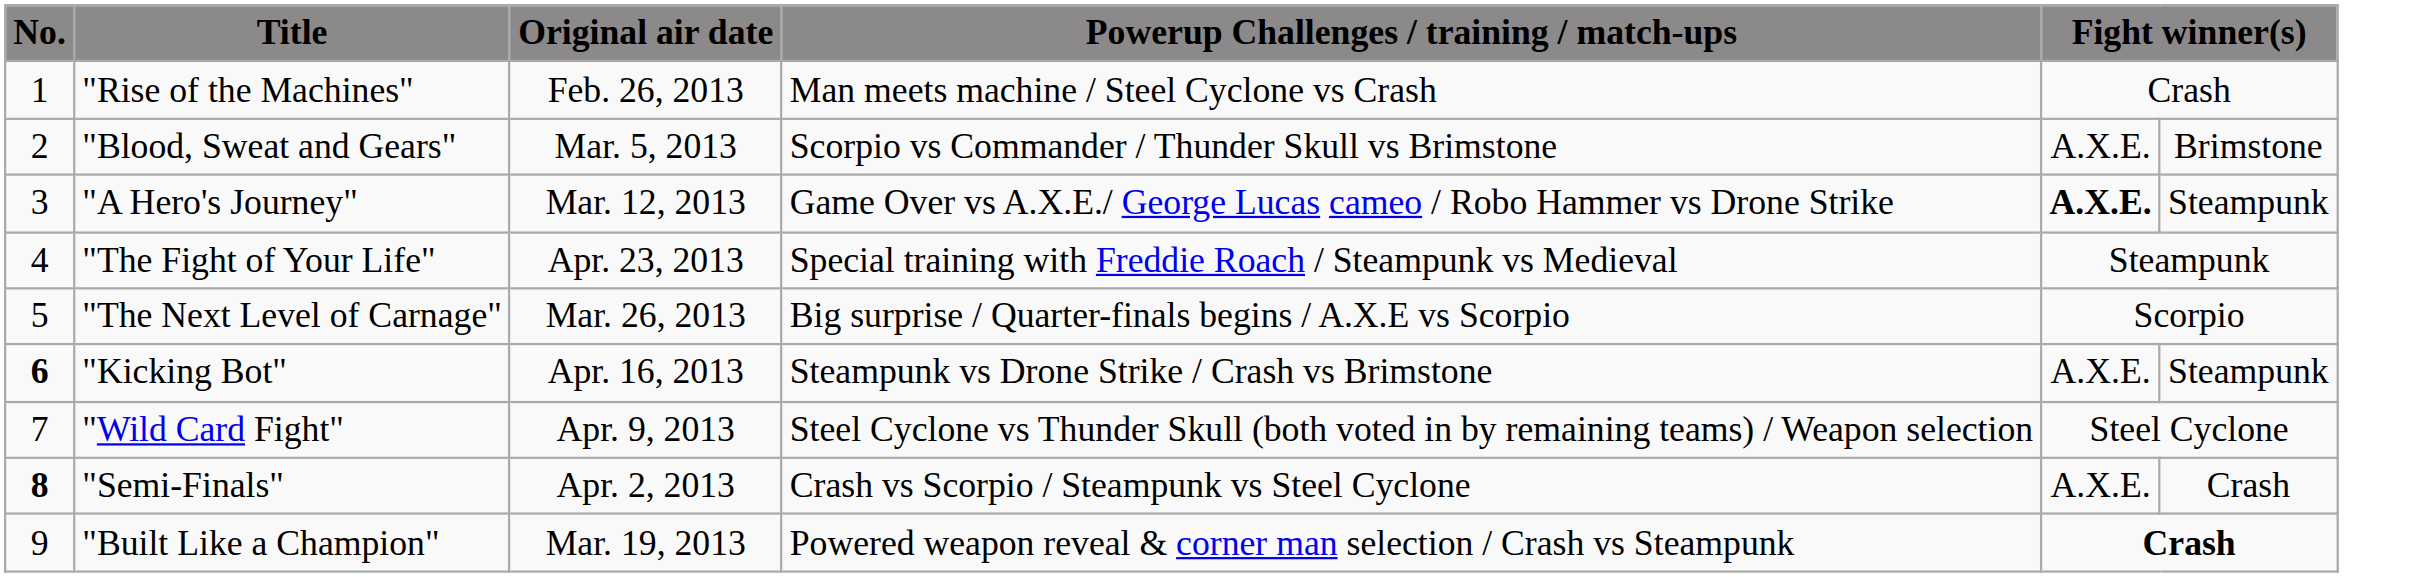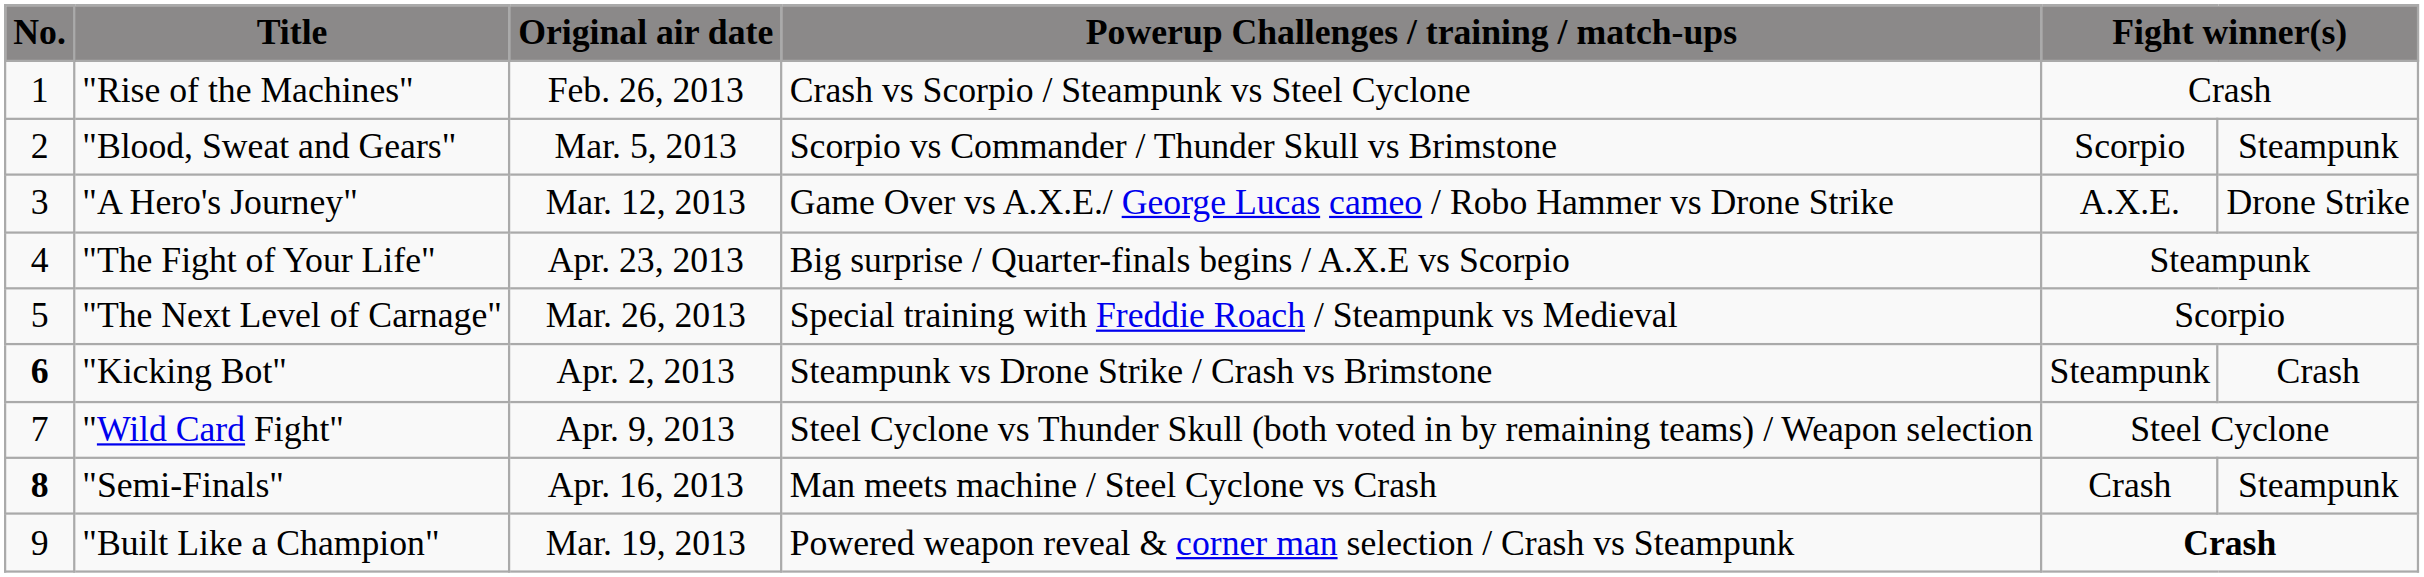(1113, 89) Man meets machine / Steel Cyclone vs Crash -> (1130, 89) Crash vs Scorpio / Steampunk vs Steel Cyclone
(2101, 145) A.X.E. -> (2130, 145) Scorpio
(2248, 145) Brimstone -> (2318, 145) Steampunk
(2101, 202) bold -> (2130, 202) normal
(2248, 202) Steampunk -> (2318, 202) Drone Strike
(1234, 259) Special training with Freddie Roach / Steampunk vs Medieval -> (1180, 259) Big surprise / Quarter-finals begins / A.X.E vs Scorpio
(1180, 315) Big surprise / Quarter-finals begins / A.X.E vs Scorpio -> (1234, 315) Special training with Freddie Roach / Steampunk vs Medieval
(646, 372) Apr. 16, 2013 -> (646, 372) Apr. 2, 2013
(2101, 372) A.X.E. -> (2130, 372) Steampunk
(2248, 372) Steampunk -> (2318, 372) Crash
(646, 485) Apr. 2, 2013 -> (646, 485) Apr. 16, 2013
(1130, 485) Crash vs Scorpio / Steampunk vs Steel Cyclone -> (1113, 485) Man meets machine / Steel Cyclone vs Crash
(2101, 485) A.X.E. -> (2130, 485) Crash
(2248, 485) Crash -> (2318, 485) Steampunk
